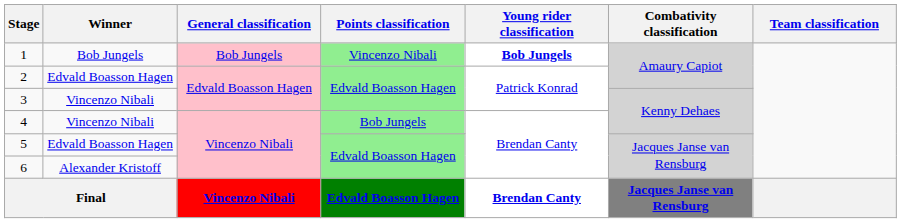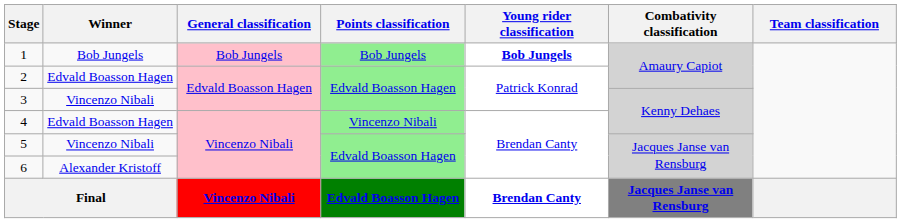(393, 54) Vincenzo Nibali -> (393, 54) Bob Jungels
(110, 122) Vincenzo Nibali -> (110, 122) Edvald Boasson Hagen
(393, 122) Bob Jungels -> (393, 122) Vincenzo Nibali
(110, 144) Edvald Boasson Hagen -> (110, 144) Vincenzo Nibali
